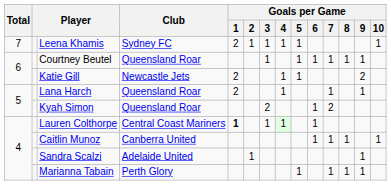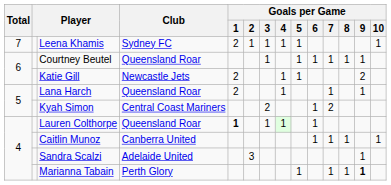(161, 108) Queensland Roar -> (174, 108) Central Coast Mariners
(174, 124) Central Coast Mariners -> (161, 124) Queensland Roar
(252, 156) 1 -> (252, 156) 3
(363, 172) normal -> (363, 172) bold
